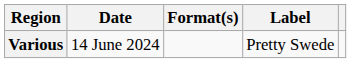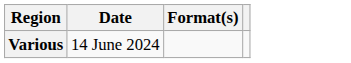- column: (290, 17)
